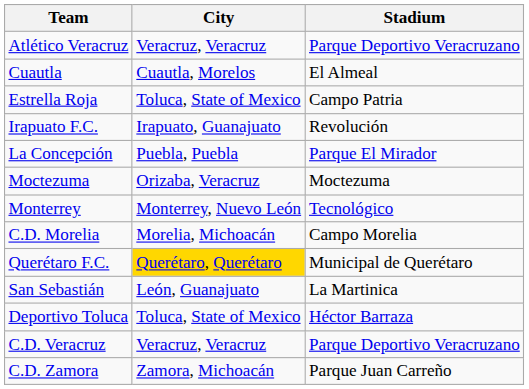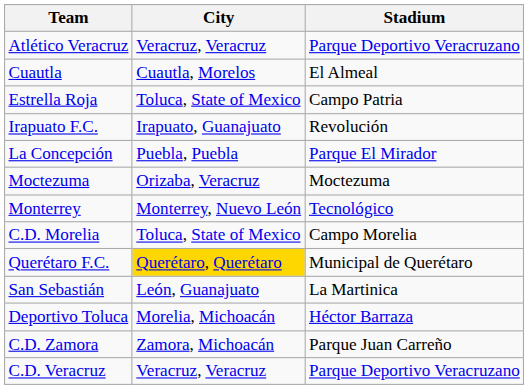(206, 235) Morelia, Michoacán -> (218, 235) Toluca, State of Mexico
(218, 316) Toluca, State of Mexico -> (206, 316) Morelia, Michoacán
rows swapped: (57, 343) <-> (53, 371)
